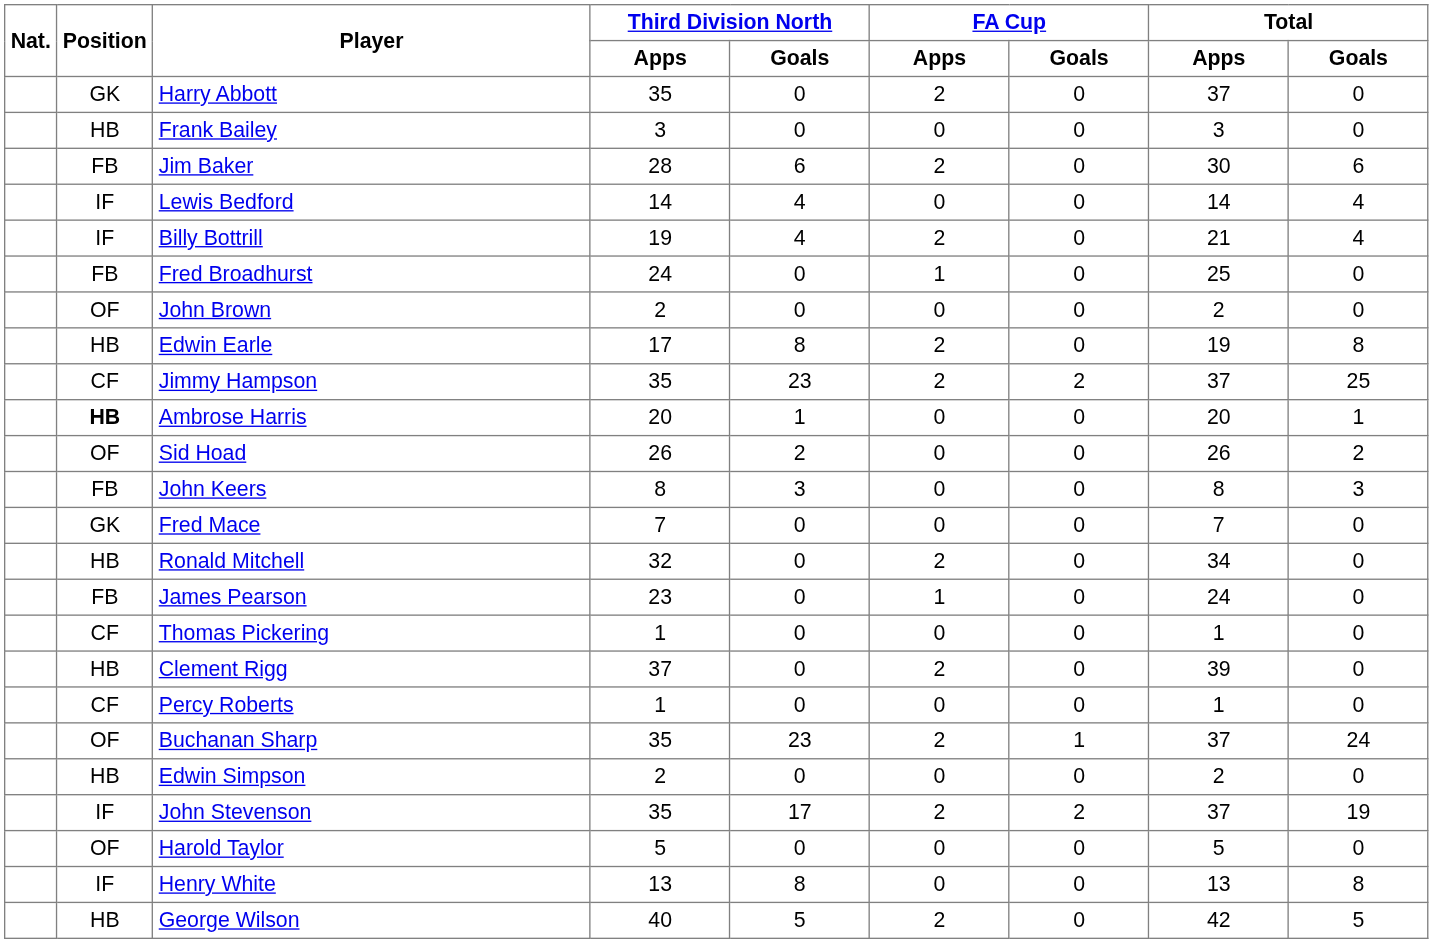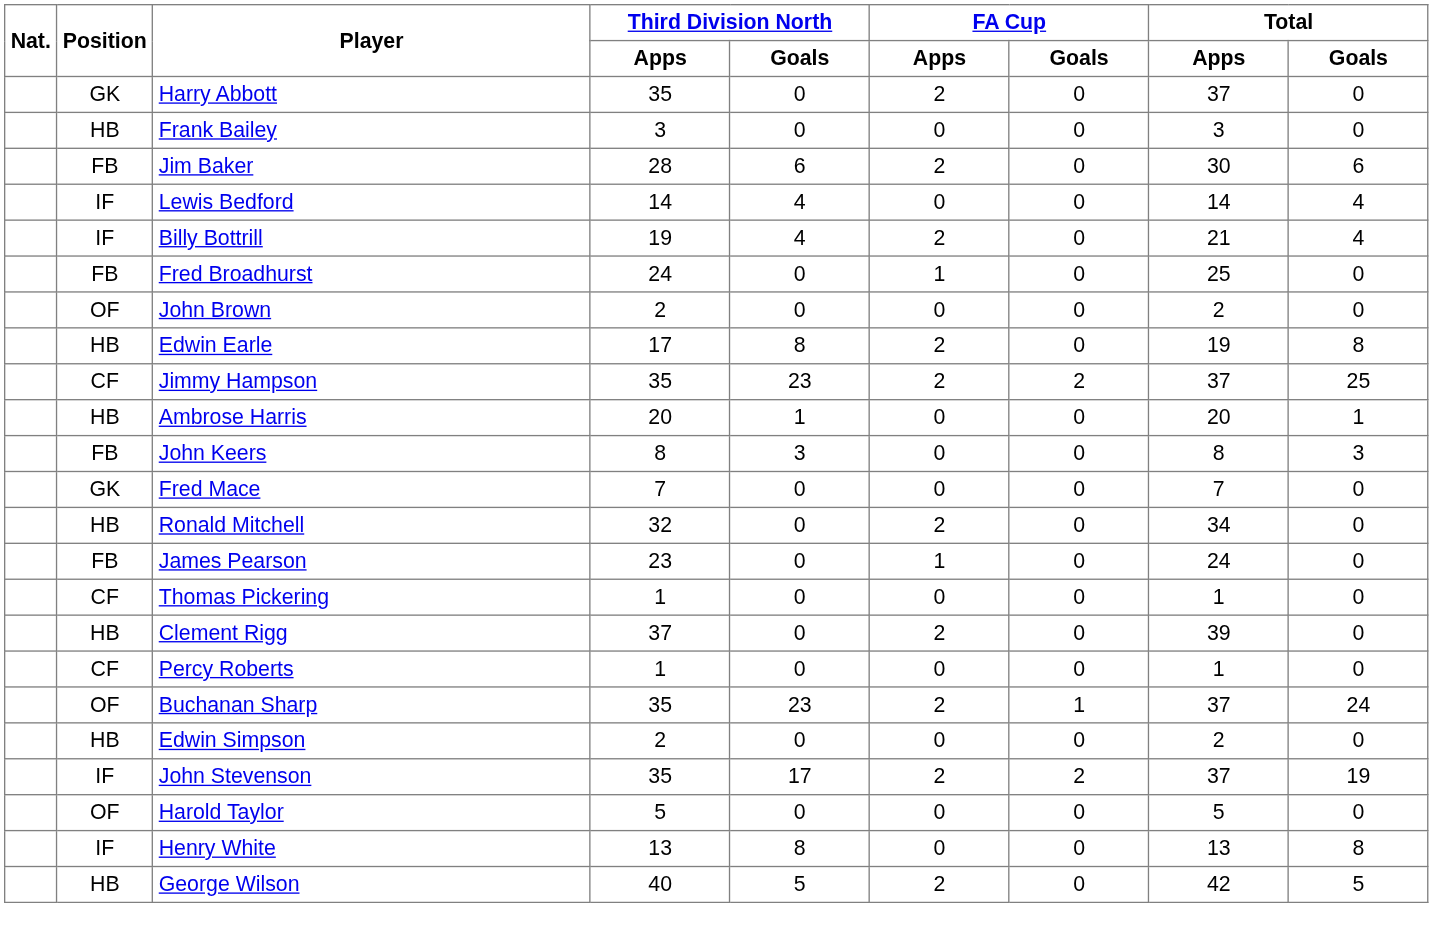(105, 417) bold -> (105, 417) normal
- row: (203, 453)
